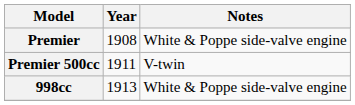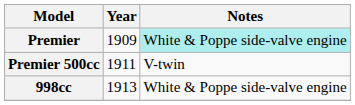(122, 40) 1908 -> (122, 40) 1909
(245, 40) no background -> (245, 40) paleturquoise background
